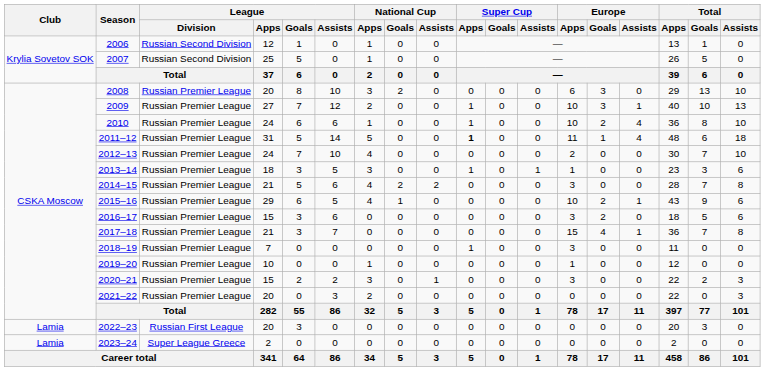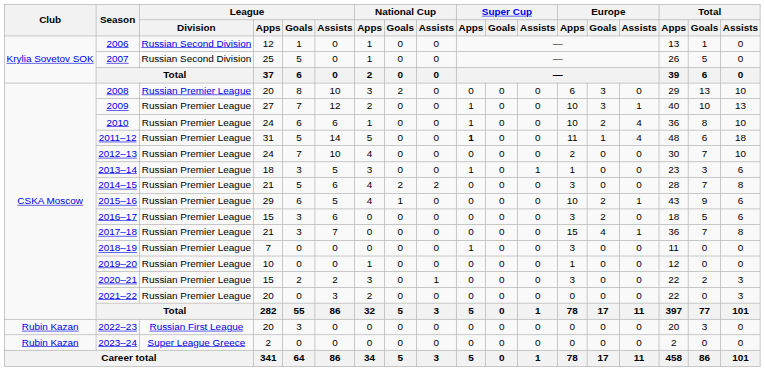(50, 327) Lamia -> (50, 327) Rubin Kazan
(50, 342) Lamia -> (50, 342) Rubin Kazan
